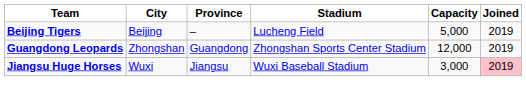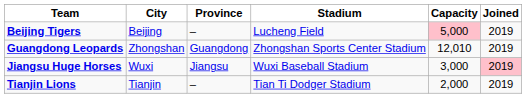(454, 31) no background -> (454, 31) pink background
(454, 48) 12,000 -> (454, 48) 12,010
+ row: (41, 84)
